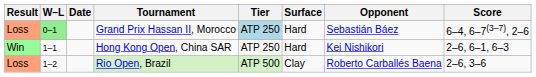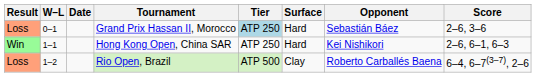(50, 30) lightgreen background -> (50, 29) no background
(488, 30) 6–4, 6–7(3–7), 2–6 -> (466, 28) 2–6, 3–6
(466, 64) 2–6, 3–6 -> (488, 62) 6–4, 6–7(3–7), 2–6
